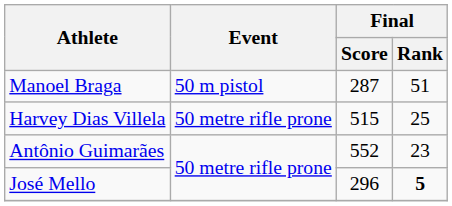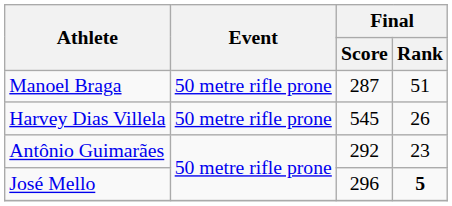(219, 86) 50 m pistol -> (253, 86) 50 metre rifle prone
(364, 118) 515 -> (364, 118) 545
(420, 118) 25 -> (420, 118) 26
(364, 151) 552 -> (364, 151) 292
